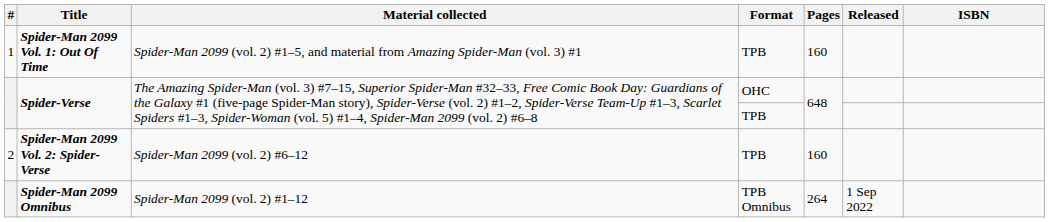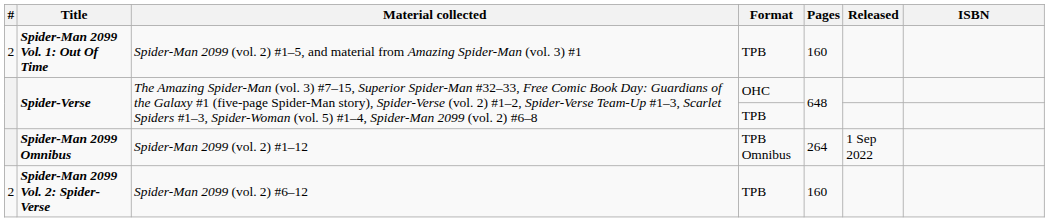(11, 51) 1 -> (11, 51) 2
rows swapped: (69, 154) <-> (69, 198)
